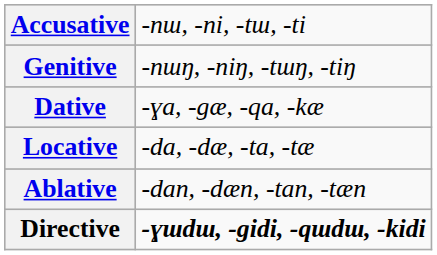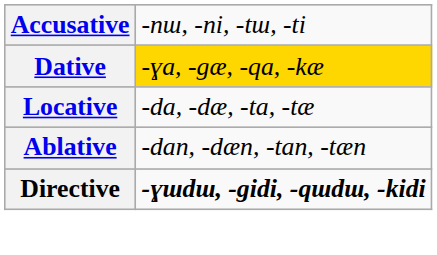- row: (70, 65)
(233, 106) no background -> (233, 65) gold background
